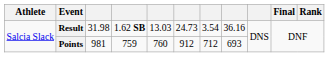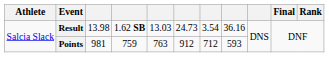(99, 28) 31.98 -> (99, 28) 13.98
(160, 44) 760 -> (160, 44) 763
(234, 44) 693 -> (234, 44) 593
